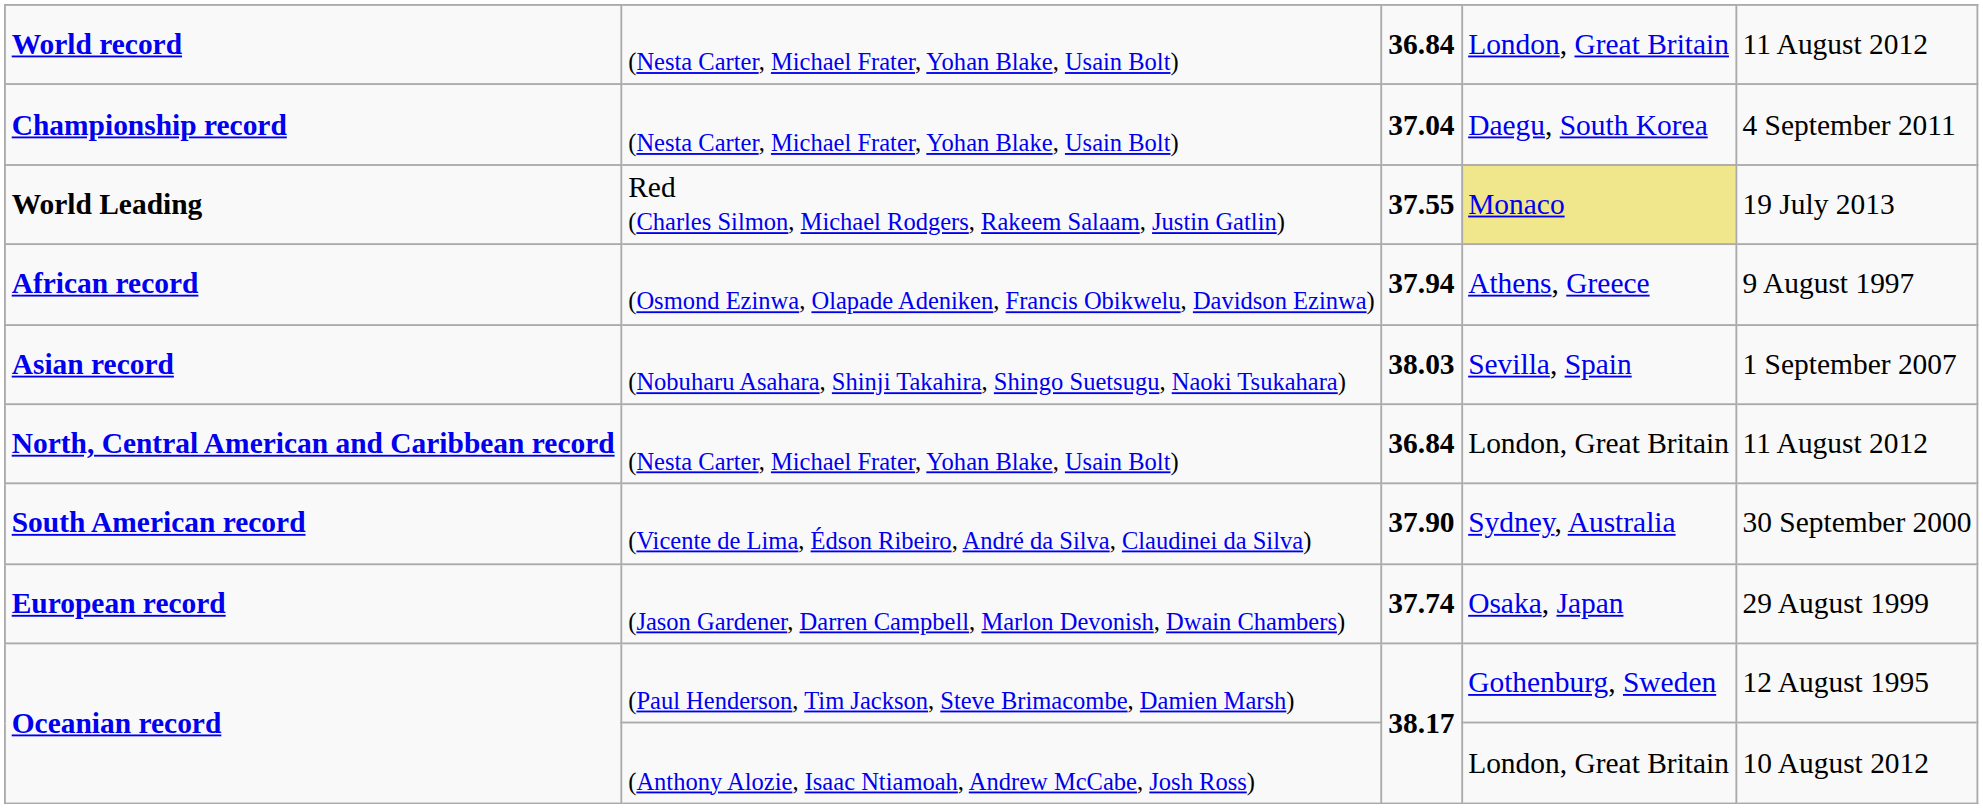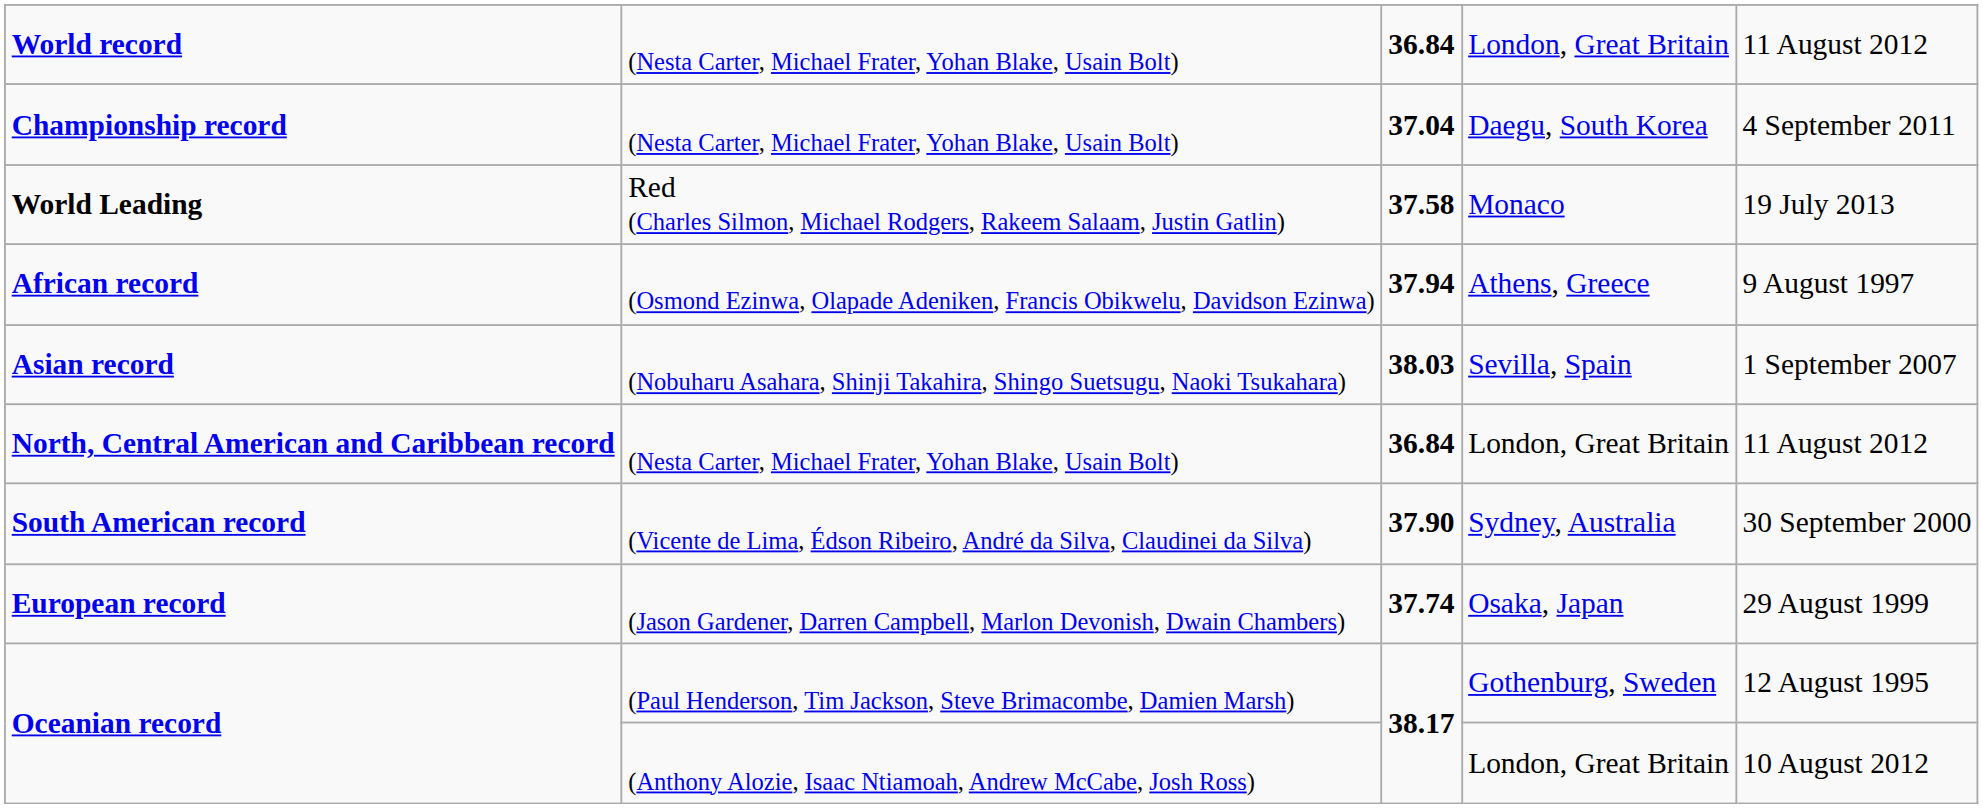(1421, 204) 37.55 -> (1421, 204) 37.58
(1516, 204) khaki background -> (1516, 204) no background
